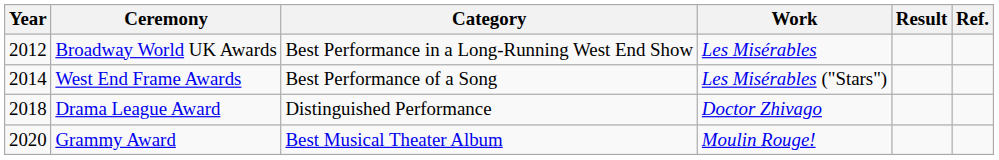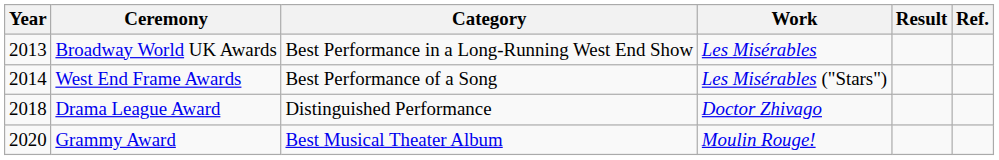(28, 49) 2012 -> (28, 49) 2013
